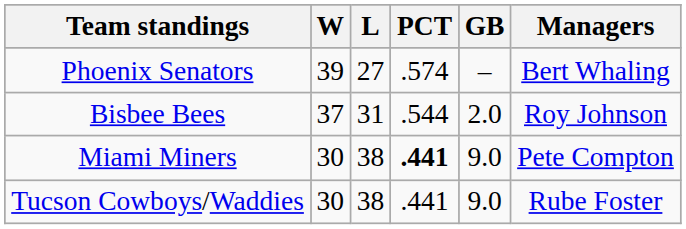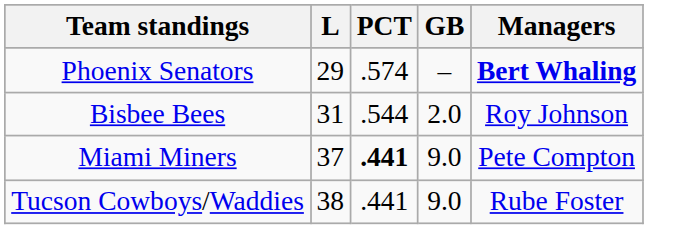- column: (330, 26)
(371, 69) 27 -> (330, 69) 29
(596, 69) normal -> (557, 69) bold
(371, 157) 38 -> (330, 157) 37
